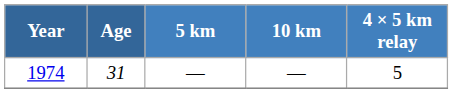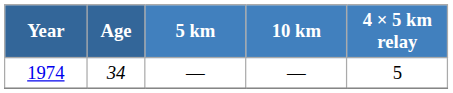(116, 73) 31 -> (116, 73) 34
